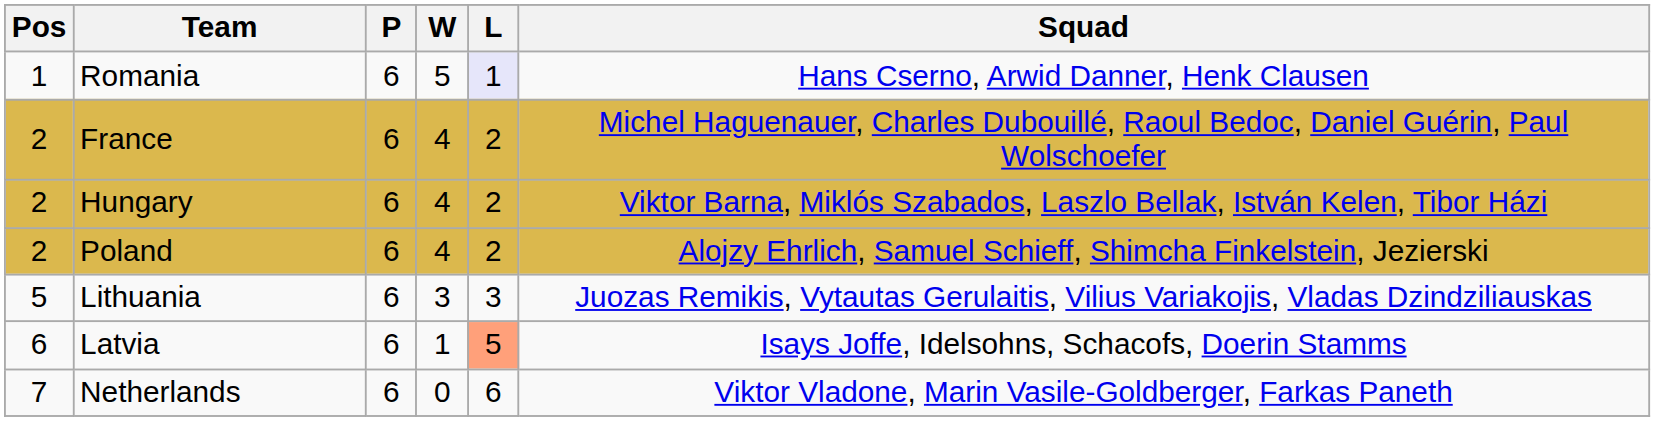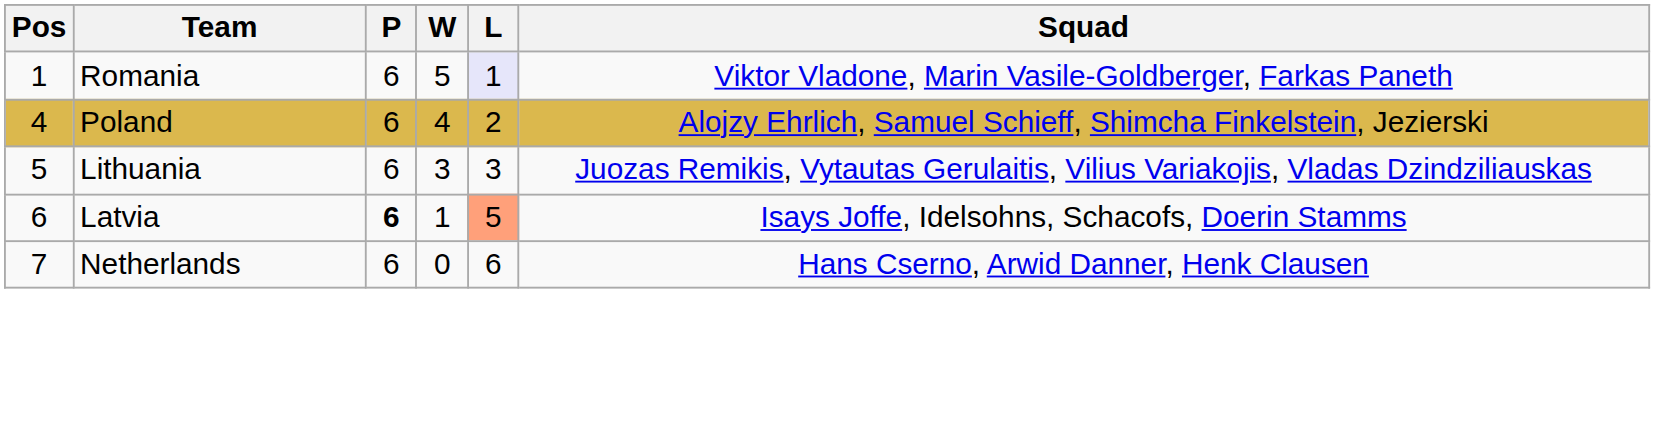(1084, 75) Hans Cserno, Arwid Danner, Henk Clausen -> (1084, 75) Viktor Vladone, Marin Vasile-Goldberger, Farkas Paneth
- row: (126, 139)
- row: (136, 203)
(39, 250) 2 -> (39, 122) 4
(391, 344) normal -> (391, 216) bold
(1084, 391) Viktor Vladone, Marin Vasile-Goldberger, Farkas Paneth -> (1084, 264) Hans Cserno, Arwid Danner, Henk Clausen
